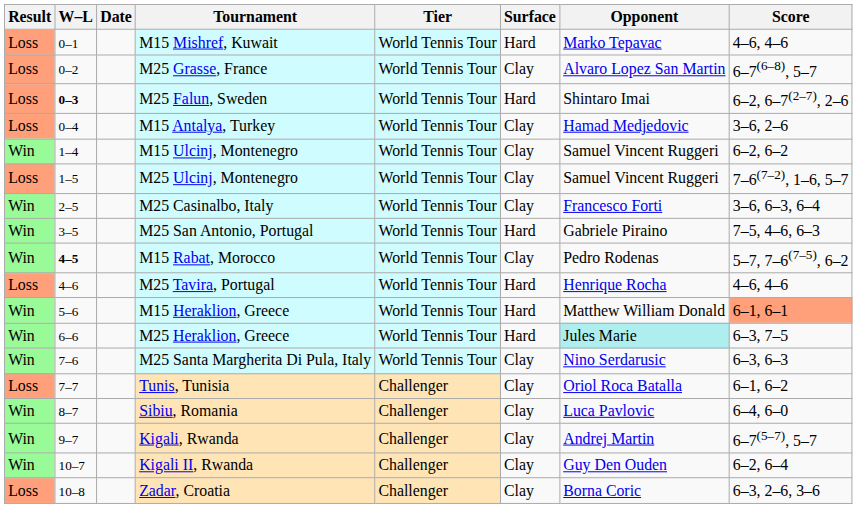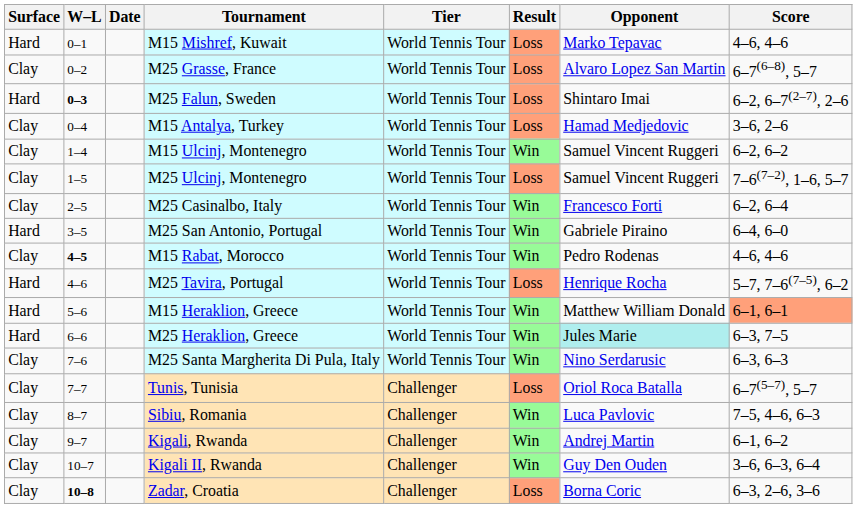columns swapped: (30, 17) <-> (530, 17)
(776, 205) 3–6, 6–3, 6–4 -> (761, 205) 6–2, 6–4
(776, 230) 7–5, 4–6, 6–3 -> (761, 230) 6–4, 6–0
(791, 258) 5–7, 7–6(7–5), 6–2 -> (761, 256) 4–6, 4–6
(761, 285) 4–6, 4–6 -> (791, 283) 5–7, 7–6(7–5), 6–2
(761, 385) 6–1, 6–2 -> (775, 388) 6–7(5–7), 5–7
(761, 411) 6–4, 6–0 -> (776, 415) 7–5, 4–6, 6–3
(775, 438) 6–7(5–7), 5–7 -> (761, 440) 6–1, 6–2
(761, 465) 6–2, 6–4 -> (776, 465) 3–6, 6–3, 6–4
(72, 491) normal -> (81, 490) bold
